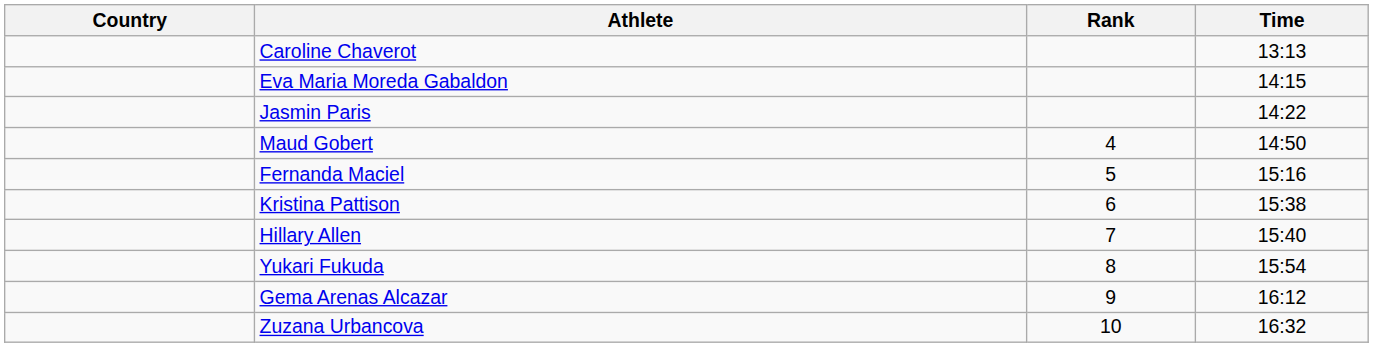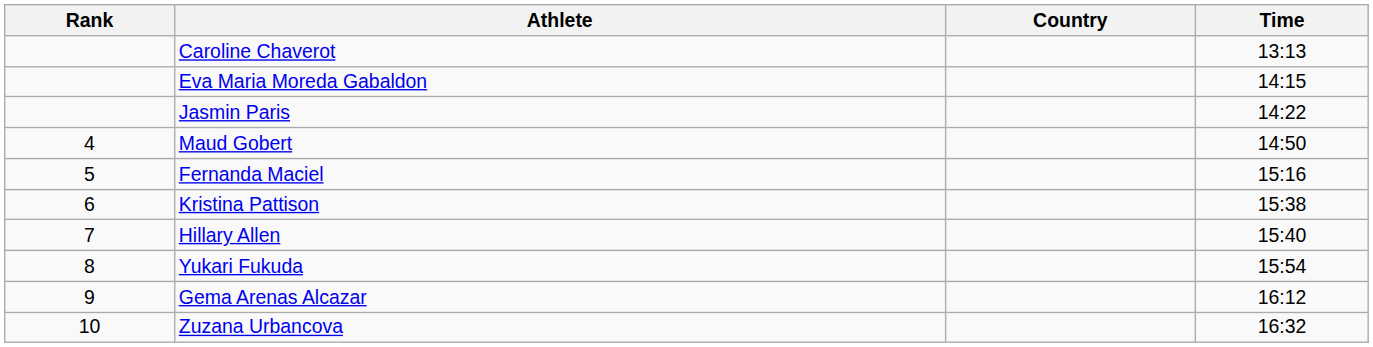columns swapped: (1111, 20) <-> (130, 20)
